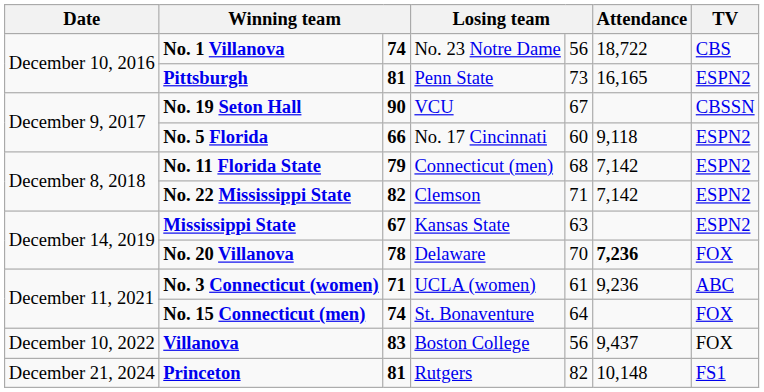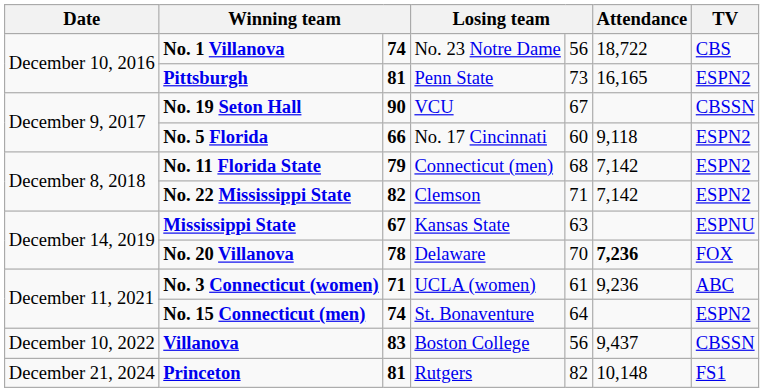(723, 225) ESPN2 -> (725, 225) ESPNU
(714, 313) FOX -> (723, 313) ESPN2
(714, 343) FOX -> (725, 343) CBSSN
